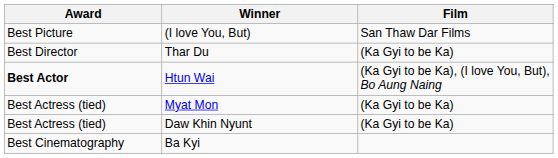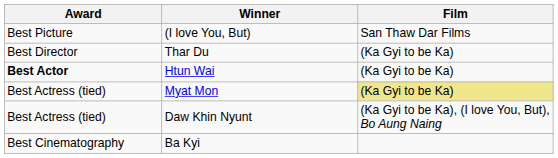(455, 78) (Ka Gyi to be Ka), (I love You, But), Bo Aung Naing -> (407, 71) (Ka Gyi to be Ka)
(407, 104) no background -> (407, 91) khaki background
(407, 124) (Ka Gyi to be Ka) -> (455, 117) (Ka Gyi to be Ka), (I love You, But), Bo Aung Naing
